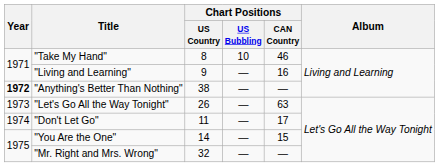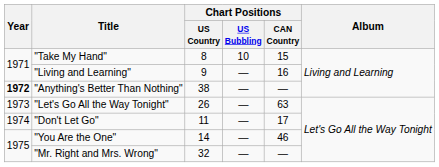(283, 56) 46 -> (283, 56) 15
(283, 137) 15 -> (283, 137) 46
